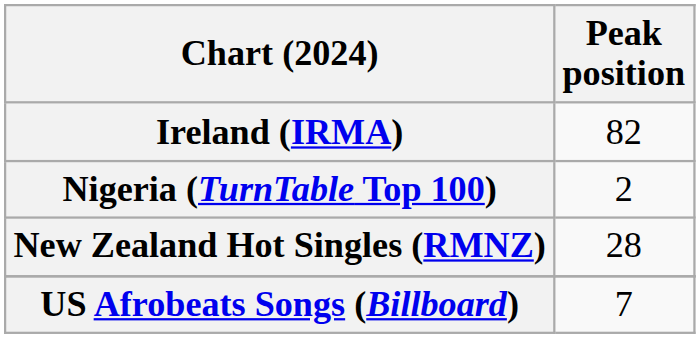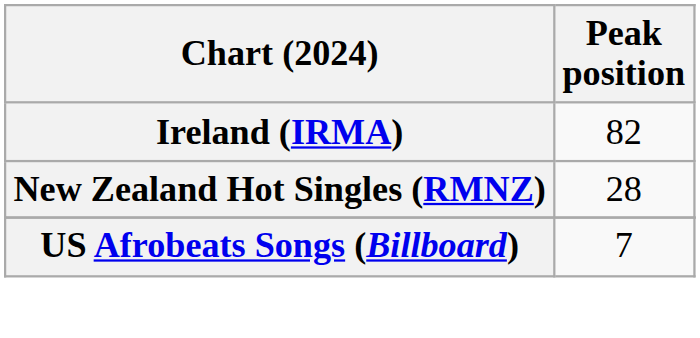- row: (280, 188)
